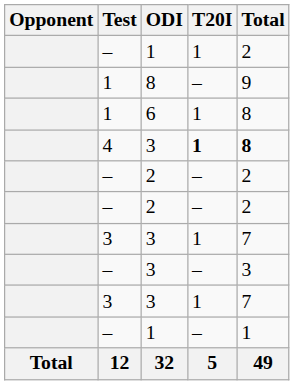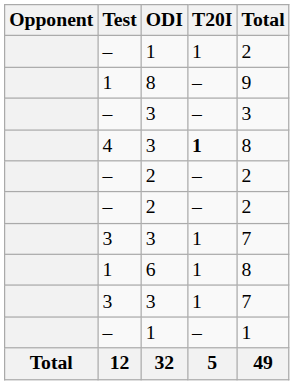rows swapped: (107, 269) <-> (107, 113)
(247, 144) bold -> (247, 144) normal
